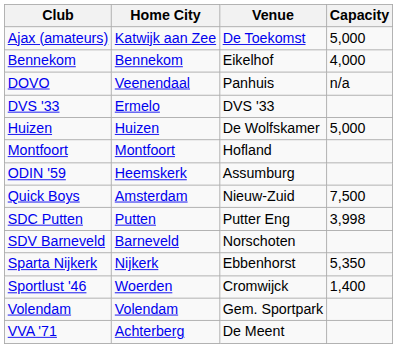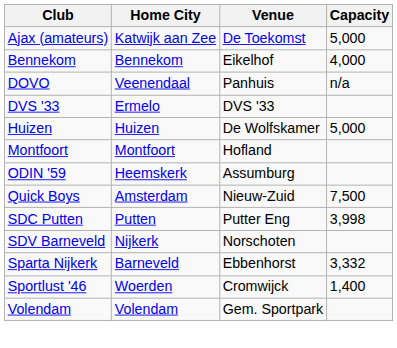(147, 241) Barneveld -> (137, 241) Nijkerk
(137, 264) Nijkerk -> (147, 264) Barneveld
(348, 264) 5,350 -> (348, 264) 3,332
- row: (32, 331)
